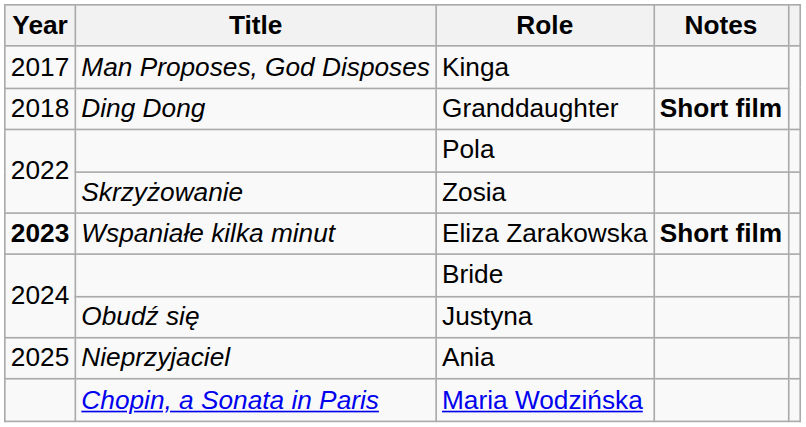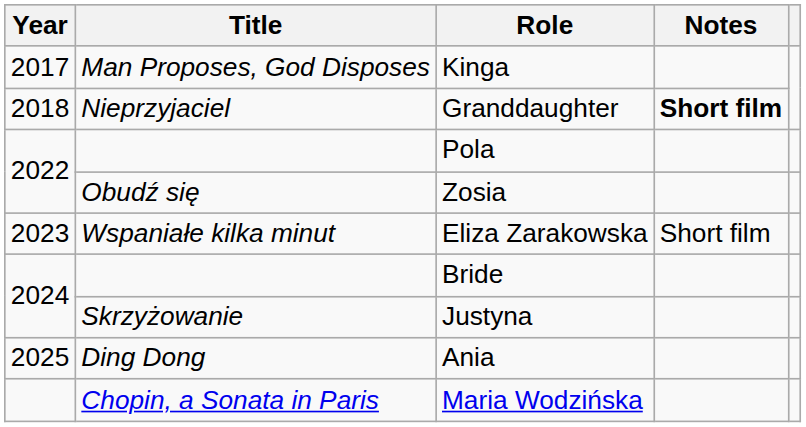(143, 108) Ding Dong -> (156, 108) Nieprzyjaciel
(162, 191) Skrzyżowanie -> (140, 191) Obudź się
(40, 233) bold -> (40, 233) normal
(721, 233) bold -> (715, 233) normal
(140, 316) Obudź się -> (162, 316) Skrzyżowanie
(156, 358) Nieprzyjaciel -> (143, 358) Ding Dong
